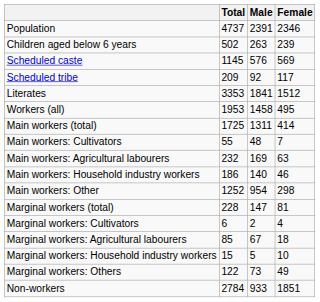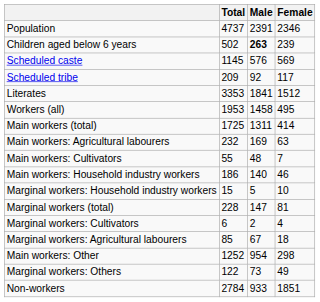(258, 45) normal -> (258, 45) bold
rows swapped: (64, 142) <-> (88, 158)
rows swapped: (53, 191) <-> (112, 256)
